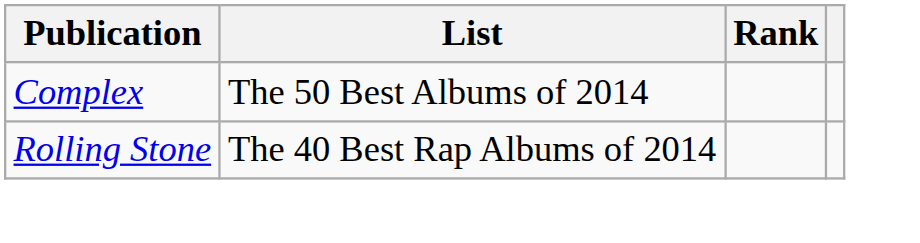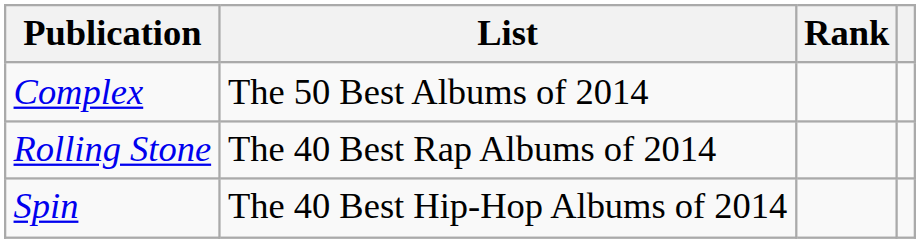+ row: (46, 206)
